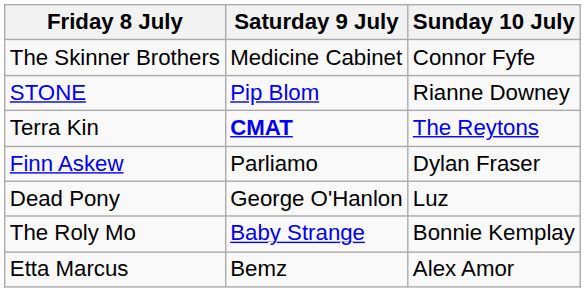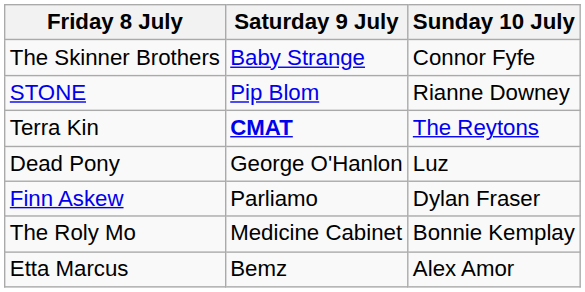(316, 57) Medicine Cabinet -> (298, 57) Baby Strange
rows swapped: (67, 163) <-> (65, 198)
(298, 233) Baby Strange -> (316, 233) Medicine Cabinet
